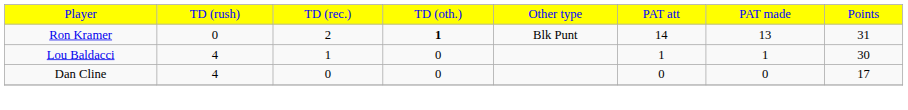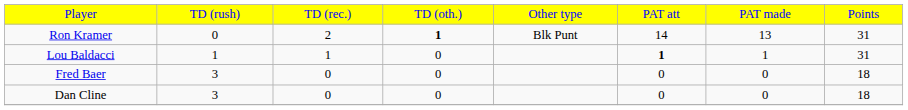(215, 54) 4 -> (215, 54) 1
(661, 54) normal -> (661, 54) bold
(863, 54) 30 -> (863, 54) 31
+ row: (81, 74)
(215, 74) 4 -> (215, 94) 3
(863, 74) 17 -> (863, 94) 18
